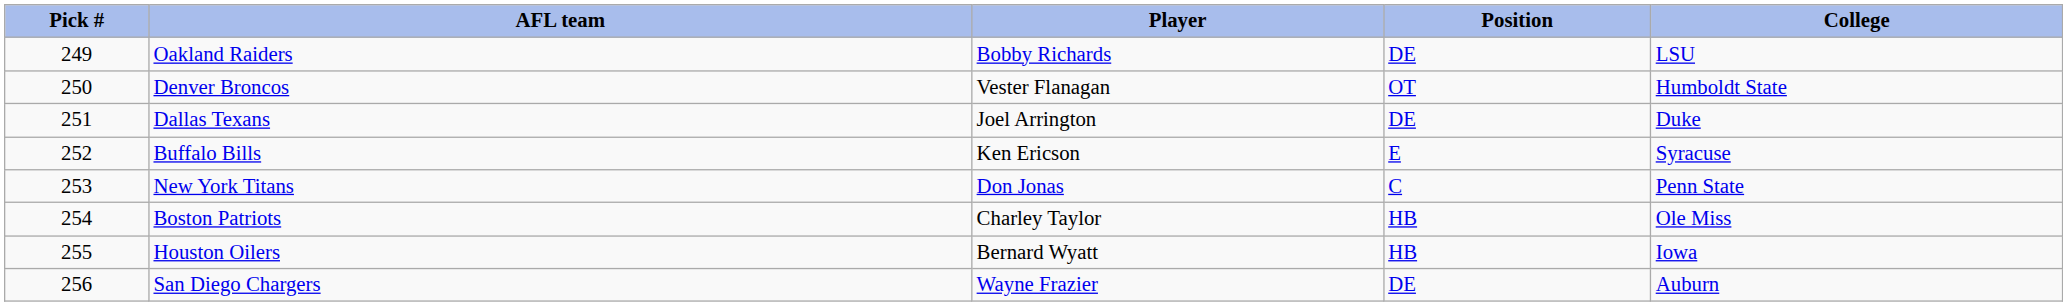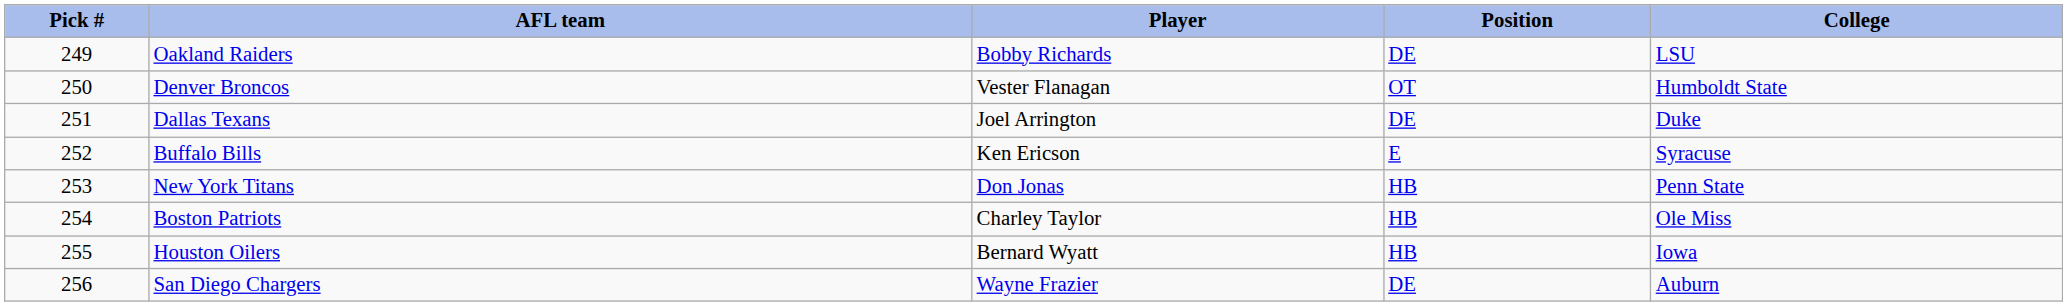(1395, 185) C -> (1403, 185) HB
